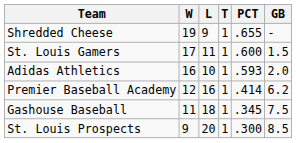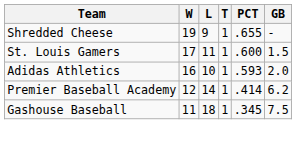(209, 90) 16 -> (209, 90) 14
- row: (74, 128)
